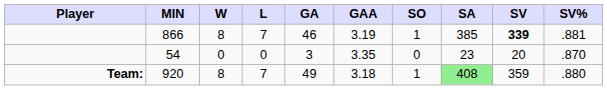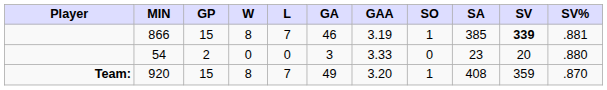+ column: (206, 14)
(363, 54) 3.35 -> (380, 54) 3.33
(573, 54) .870 -> (575, 54) .880
(363, 74) 3.18 -> (380, 74) 3.20
(467, 74) lightgreen background -> (476, 74) no background
(573, 74) .880 -> (575, 74) .870
